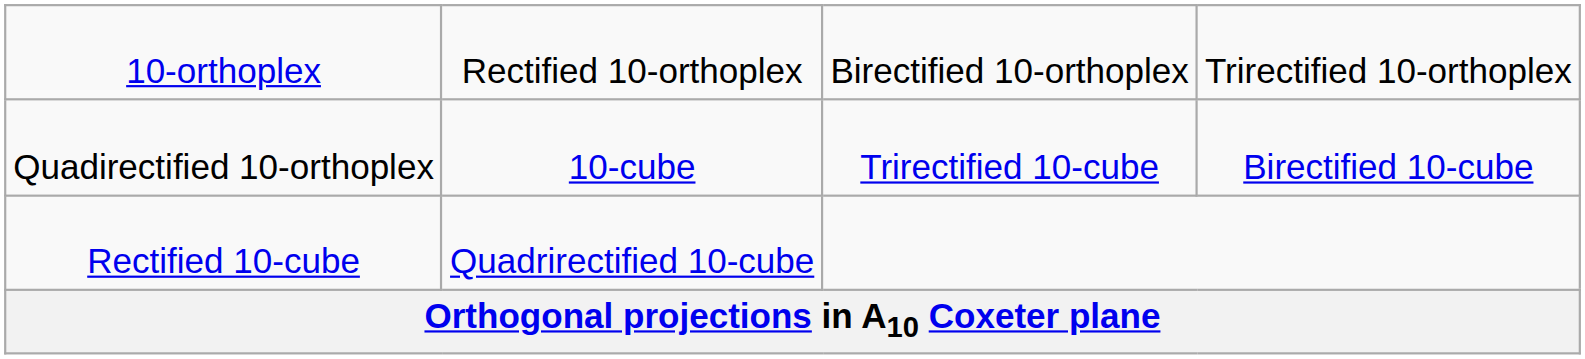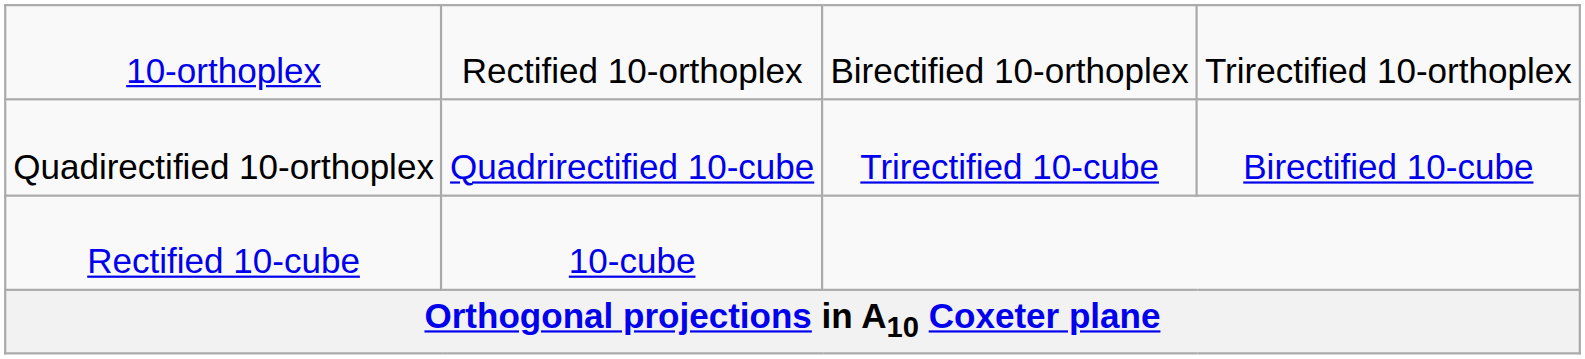(632, 166) 10-cube -> (632, 166) Quadrirectified 10-cube
(632, 261) Quadrirectified 10-cube -> (632, 261) 10-cube
